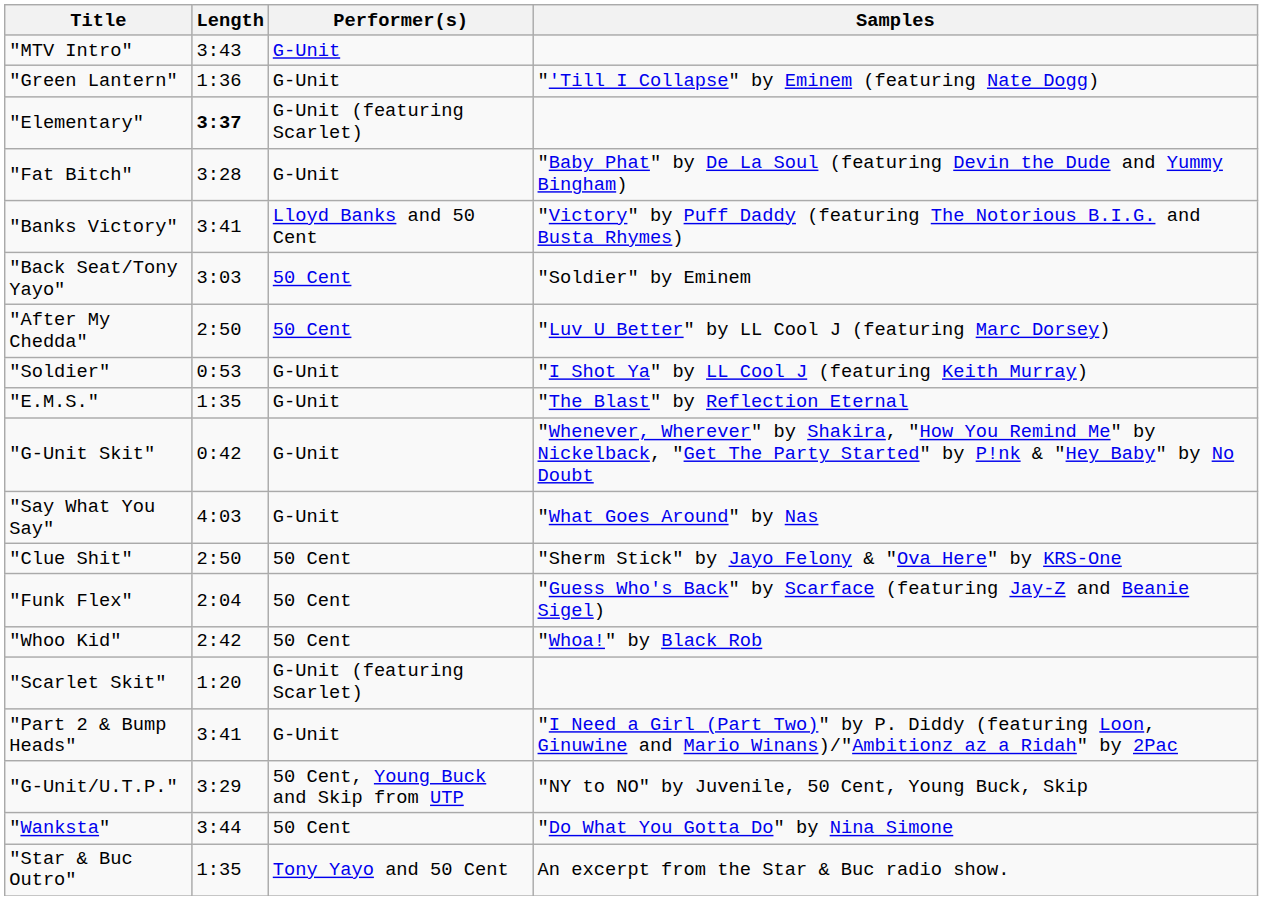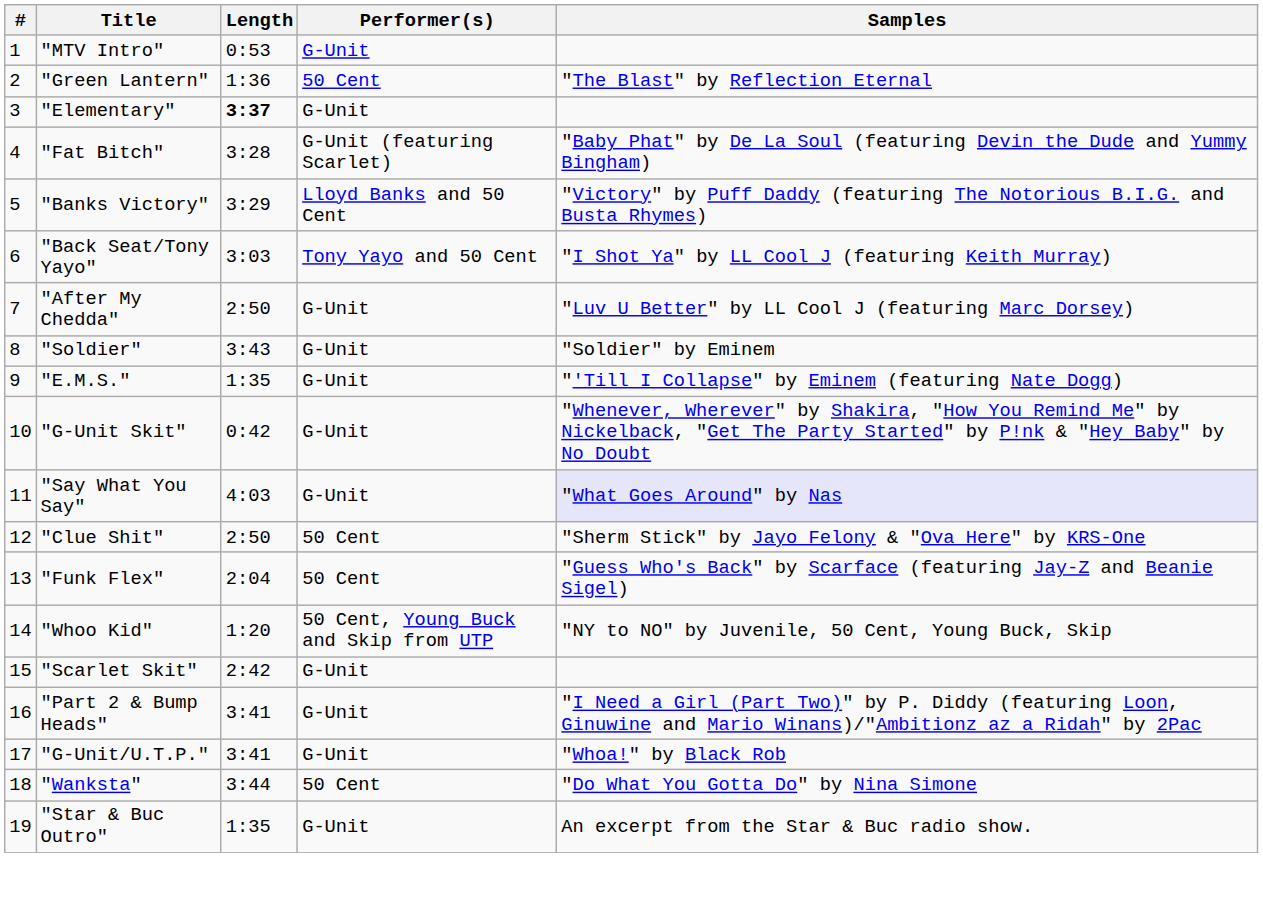+ column: (20, 20)
(219, 50) 3:43 -> (248, 50) 0:53
(306, 81) G-Unit -> (341, 81) 50 Cent
(818, 81) "'Till I Collapse" by Eminem (featuring Nate Dogg) -> (747, 81) "The Blast" by Reflection Eternal
(368, 122) G-Unit (featuring Scarlet) -> (336, 112) G-Unit
(306, 174) G-Unit -> (398, 153) G-Unit (featuring Scarlet)
(219, 227) 3:41 -> (248, 205) 3:29
(312, 279) 50 Cent -> (420, 257) Tony Yayo and 50 Cent
(644, 279) "Soldier" by Eminem -> (837, 257) "I Shot Ya" by LL Cool J (featuring Keith Murray)
(312, 331) 50 Cent -> (336, 309) G-Unit
(219, 372) 0:53 -> (248, 350) 3:43
(813, 372) "I Shot Ya" by LL Cool J (featuring Keith Murray) -> (668, 350) "Soldier" by Eminem
(723, 403) "The Blast" by Reflection Eternal -> (842, 381) "'Till I Collapse" by Eminem (featuring Nate Dogg)
(678, 518) no background -> (702, 496) lavender background
(219, 642) 2:42 -> (248, 631) 1:20
(312, 642) 50 Cent -> (409, 631) 50 Cent, Young Buck and Skip from UTP
(650, 642) "Whoa!" by Black Rob -> (837, 631) "NY to NO" by Juvenile, 50 Cent, Young Buck, Skip
(219, 683) 1:20 -> (248, 672) 2:42
(368, 683) G-Unit (featuring Scarlet) -> (336, 672) G-Unit
(219, 787) 3:29 -> (248, 755) 3:41
(380, 787) 50 Cent, Young Buck and Skip from UTP -> (336, 755) G-Unit
(813, 787) "NY to NO" by Juvenile, 50 Cent, Young Buck, Skip -> (674, 755) "Whoa!" by Black Rob
(391, 870) Tony Yayo and 50 Cent -> (336, 826) G-Unit
